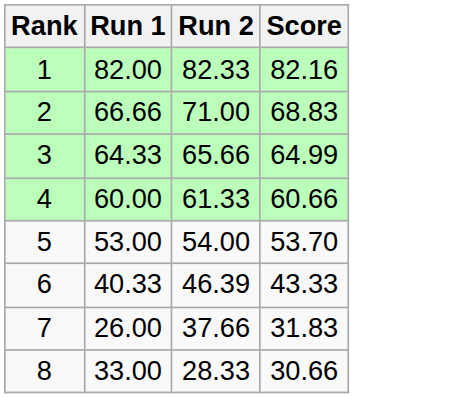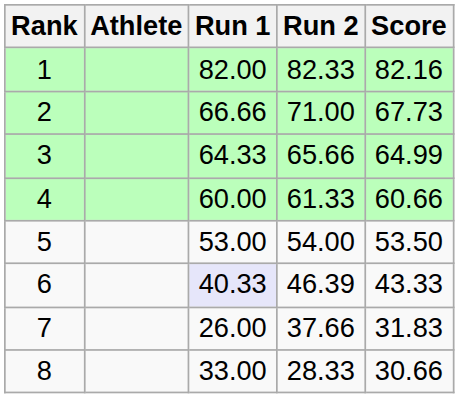+ column: (136, 26)
(304, 112) 68.83 -> (409, 112) 67.73
(304, 241) 53.70 -> (409, 241) 53.50
(128, 284) no background -> (233, 284) lavender background
